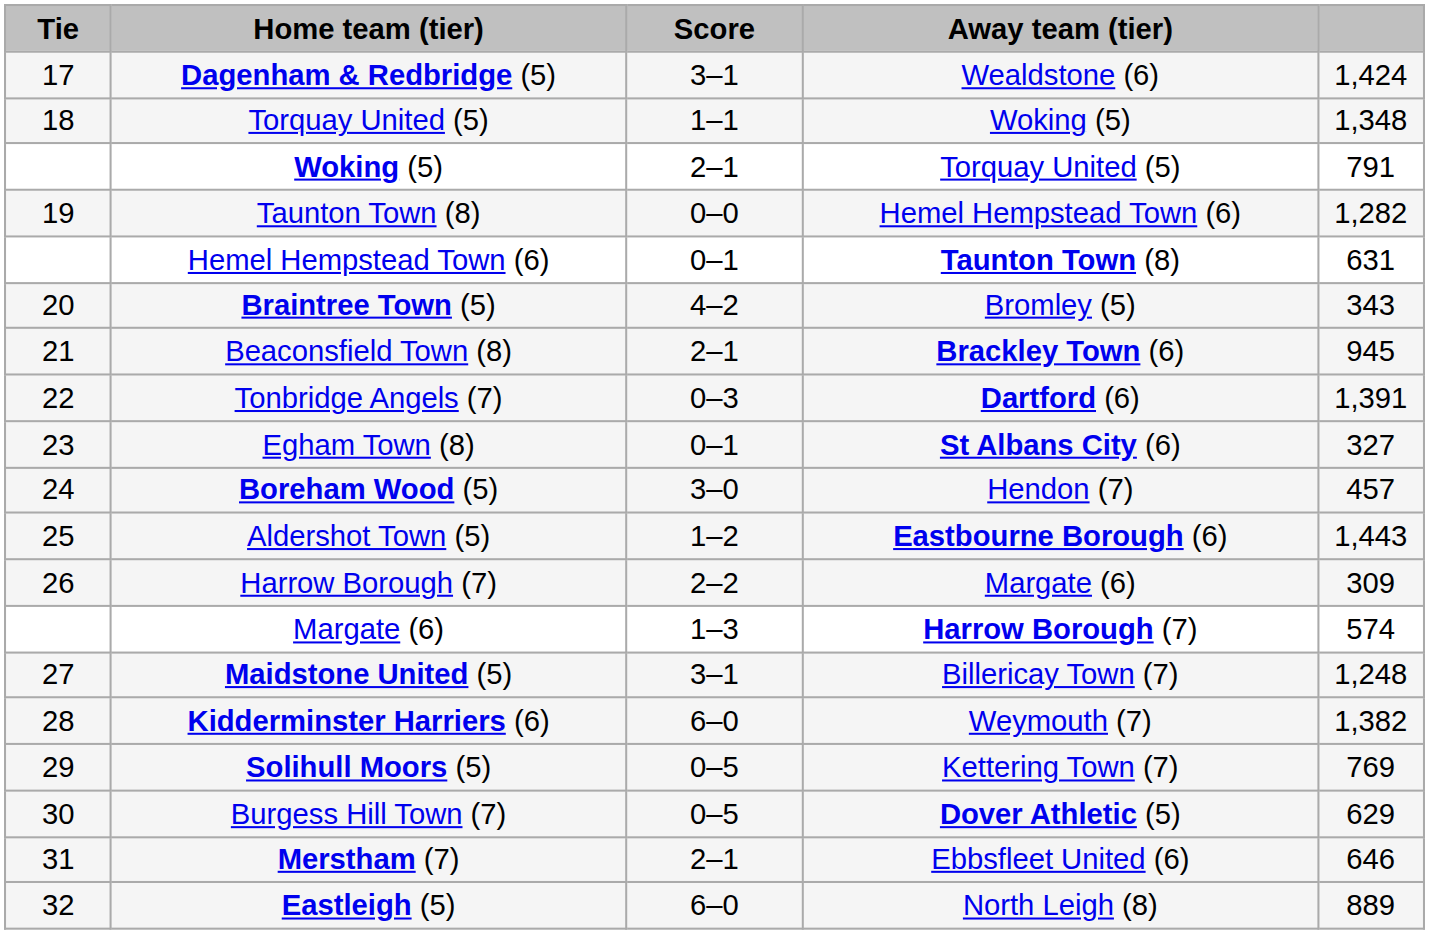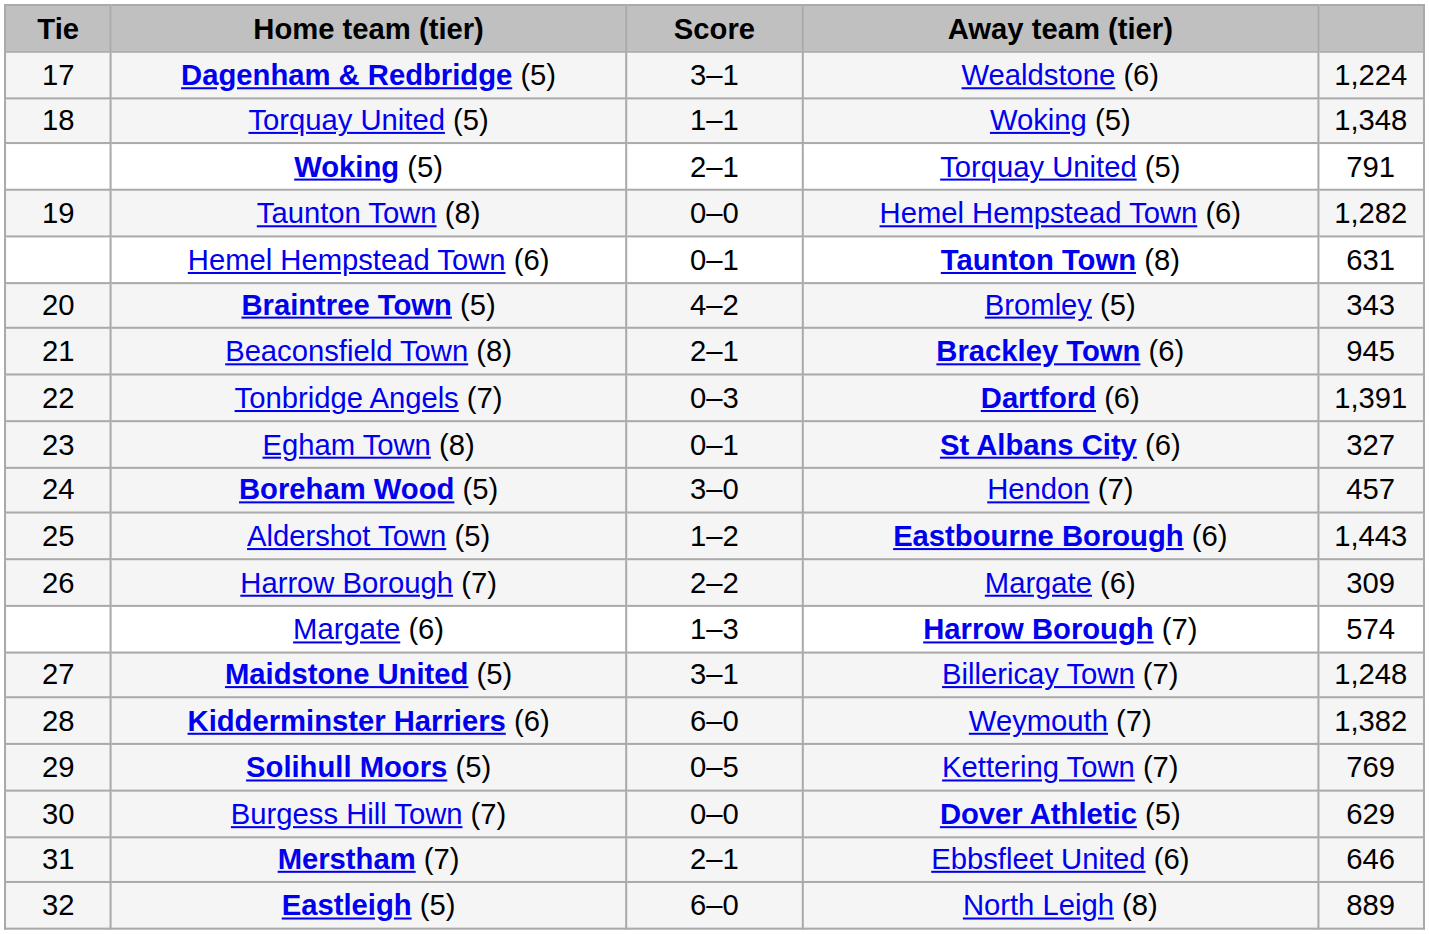(1371, 75) 1,424 -> (1371, 75) 1,224
(714, 814) 0–5 -> (714, 814) 0–0
